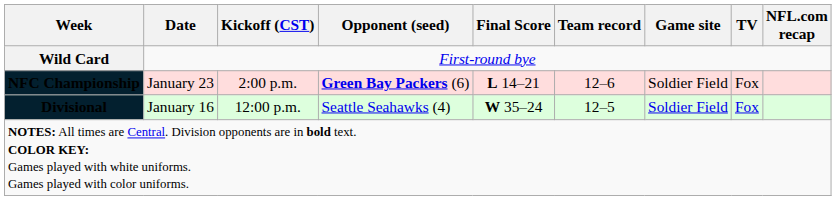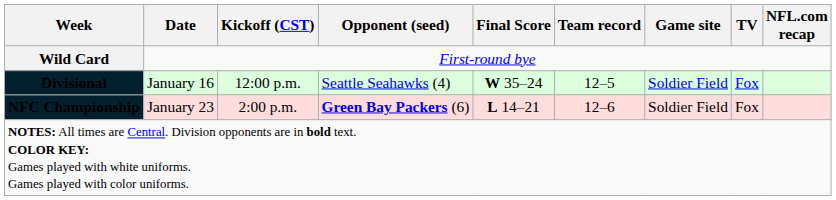rows swapped: (74, 107) <-> (74, 82)
